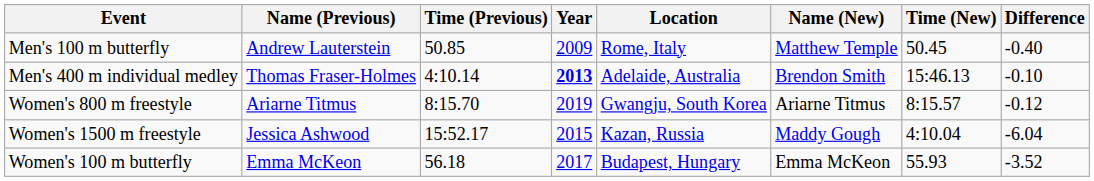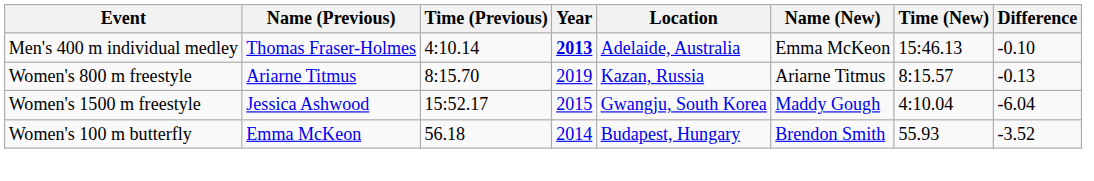- row: (89, 47)
(830, 76) Brendon Smith -> (833, 47) Emma McKeon
(684, 104) Gwangju, South Korea -> (652, 76) Kazan, Russia
(1024, 104) -0.12 -> (1016, 76) -0.13
(652, 133) Kazan, Russia -> (684, 104) Gwangju, South Korea
(574, 162) 2017 -> (574, 133) 2014
(833, 162) Emma McKeon -> (830, 133) Brendon Smith
